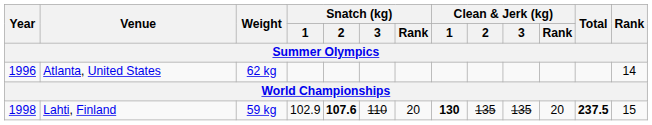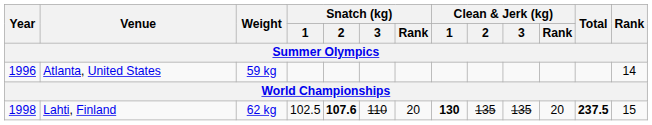(262, 71) 62 kg -> (262, 71) 59 kg
(262, 110) 59 kg -> (262, 110) 62 kg
(305, 110) 102.9 -> (305, 110) 102.5
